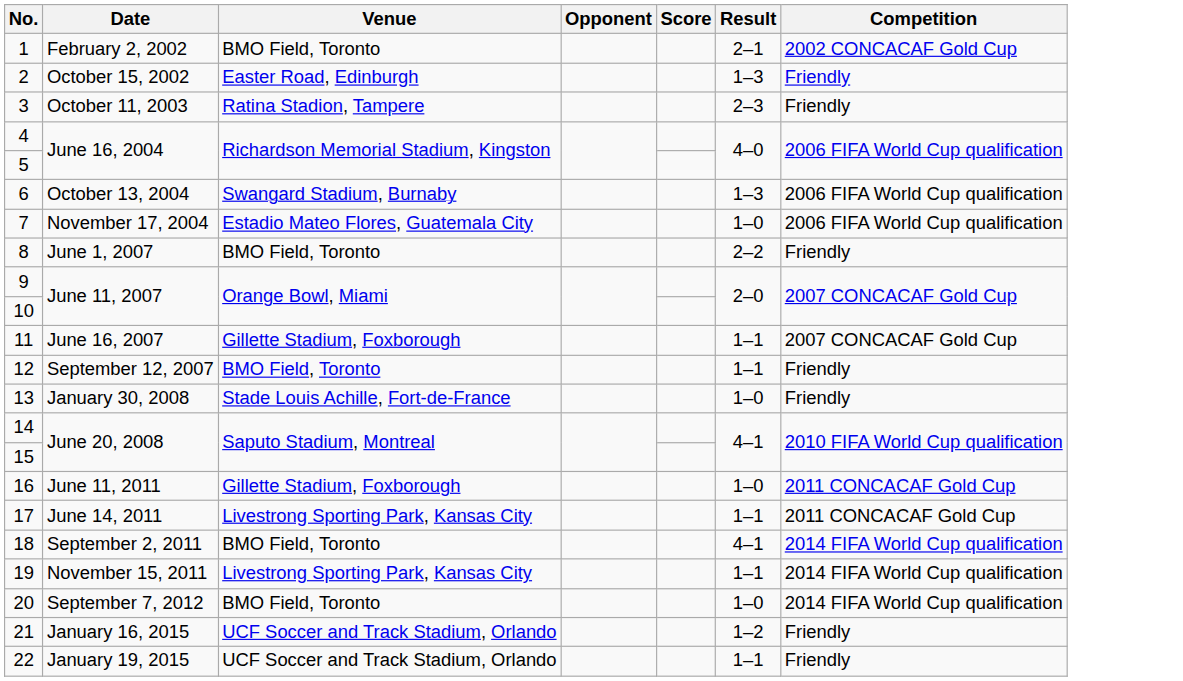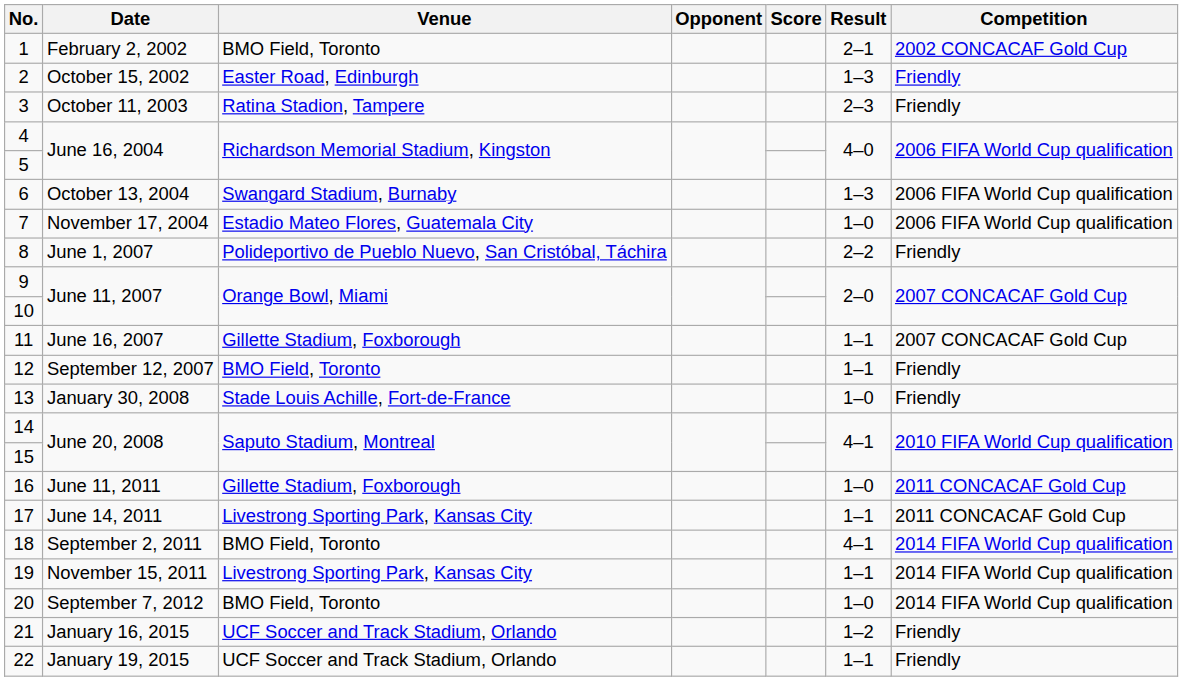(301, 252) BMO Field, Toronto -> (444, 252) Polideportivo de Pueblo Nuevo, San Cristóbal, Táchira
